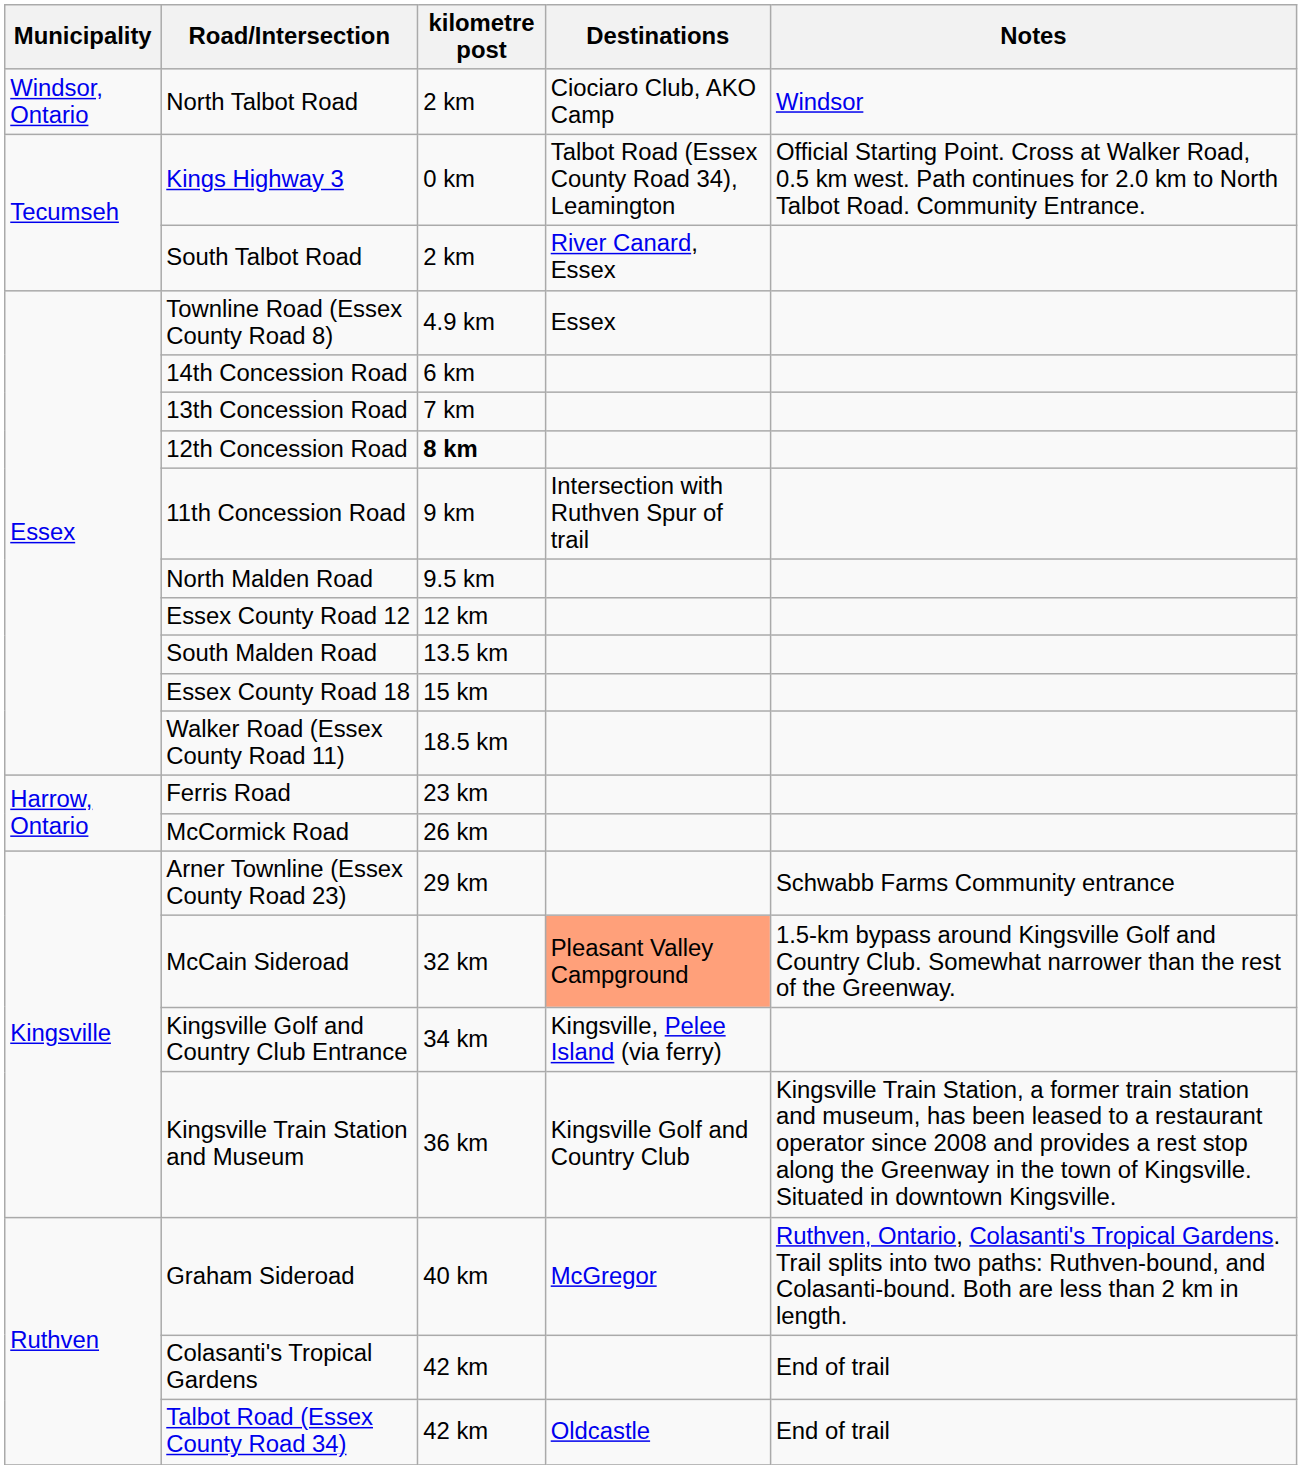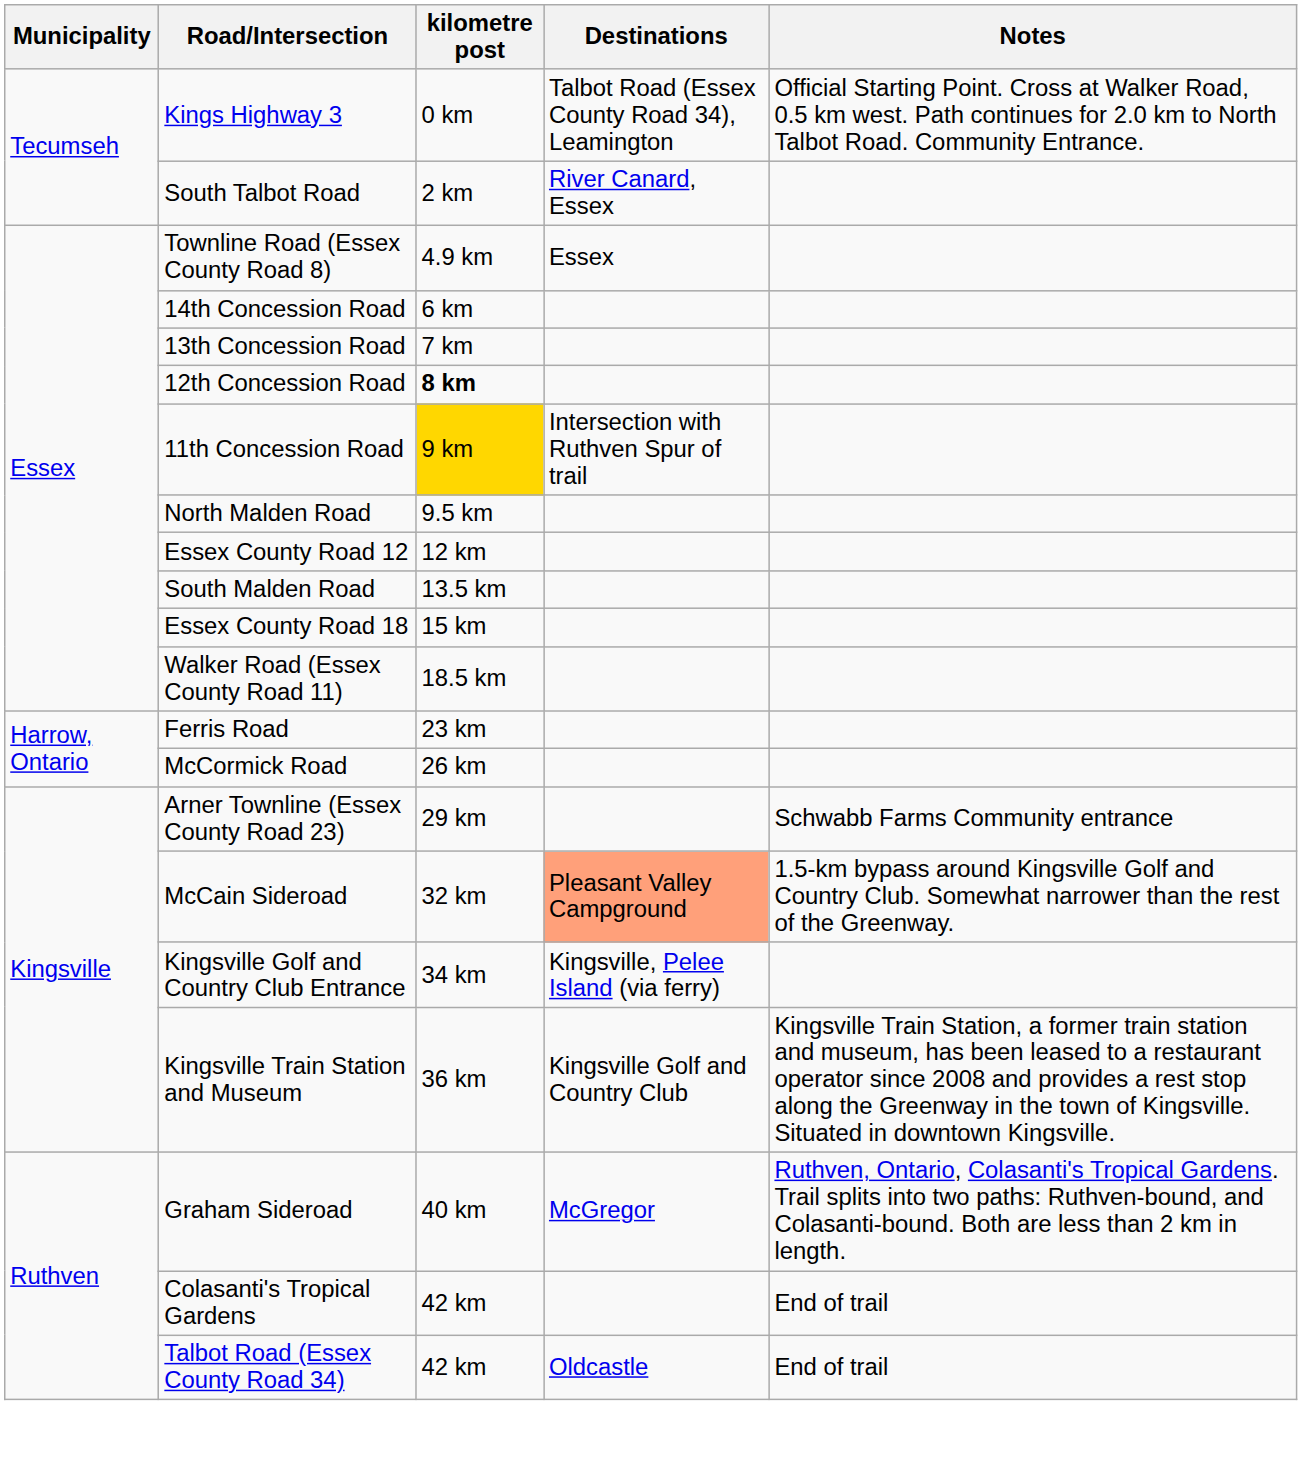- row: (262, 101)
(449, 513) no background -> (447, 448) gold background
